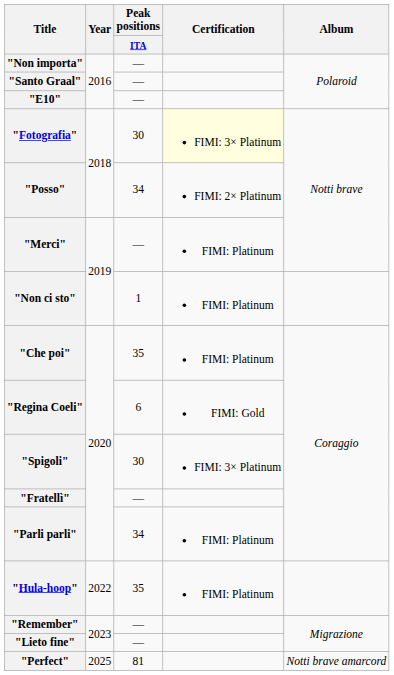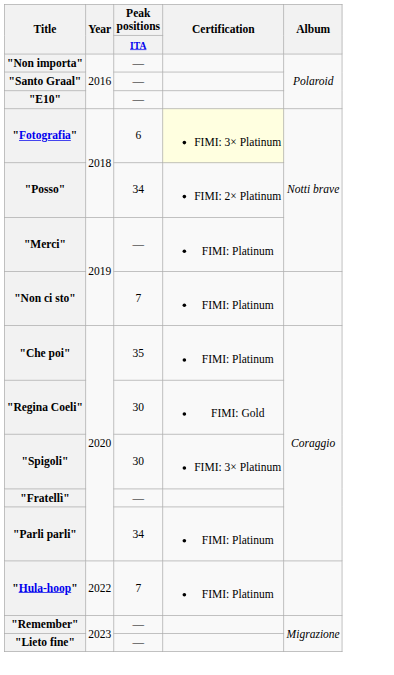(138, 135) 30 -> (138, 135) 6
(138, 298) 1 -> (138, 298) 7
(138, 407) 6 -> (138, 407) 30
(138, 588) 35 -> (138, 588) 7
- row: (45, 661)
